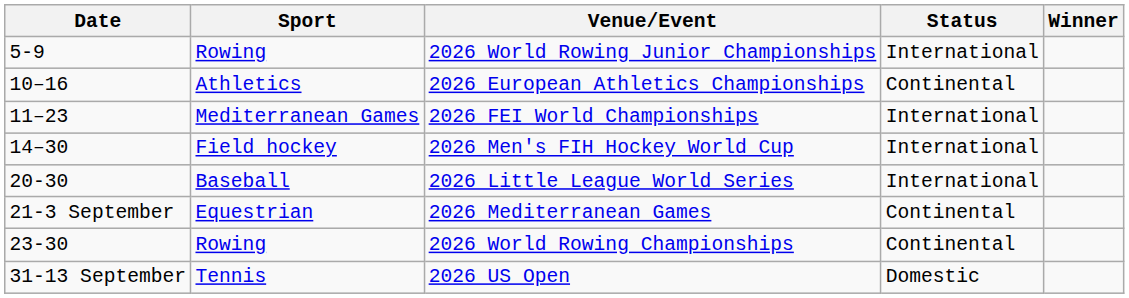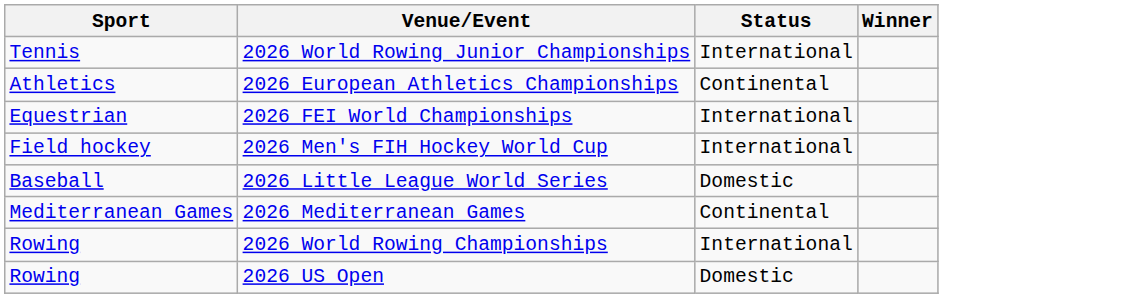- column: (98, 21)
(231, 53) Rowing -> (45, 53) Tennis
(307, 117) Mediterranean Games -> (68, 117) Equestrian
(962, 181) International -> (747, 181) Domestic
(254, 213) Equestrian -> (121, 213) Mediterranean Games
(950, 245) Continental -> (776, 245) International
(231, 277) Tennis -> (45, 277) Rowing
